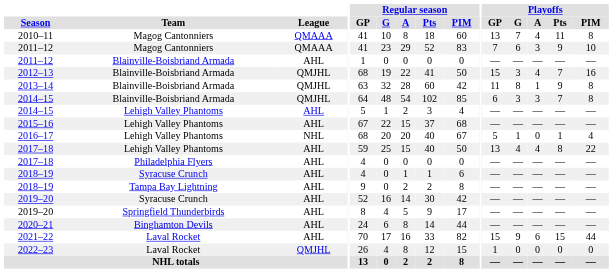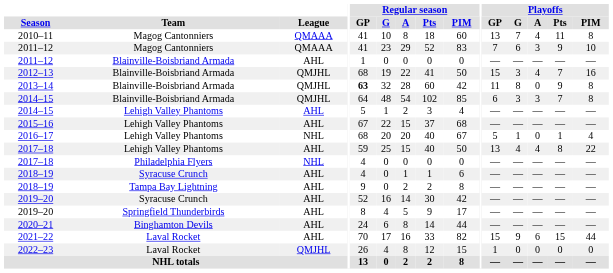(363, 86) normal -> (363, 86) bold
(538, 86) 1 -> (538, 86) 0
(314, 161) AHL -> (314, 161) NHL
